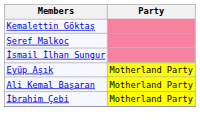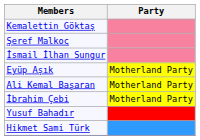+ row: (40, 113)
+ row: (48, 128)
